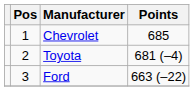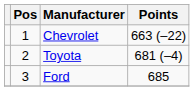(159, 35) 685 -> (159, 35) 663 (–22)
(159, 76) 663 (–22) -> (159, 76) 685
